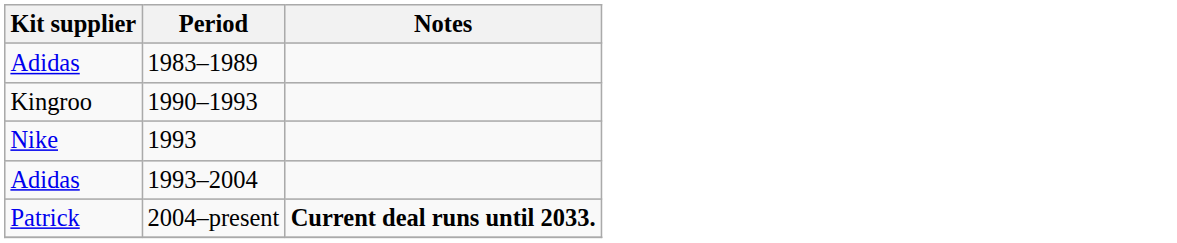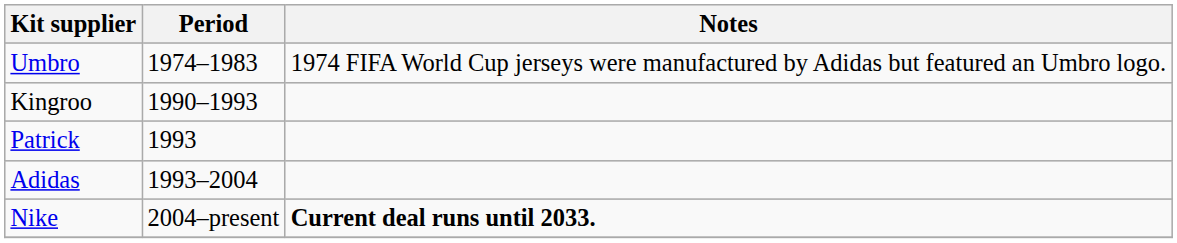+ row: (203, 62)
- row: (203, 62)
(34, 140) Nike -> (45, 140) Patrick
(45, 218) Patrick -> (34, 218) Nike
